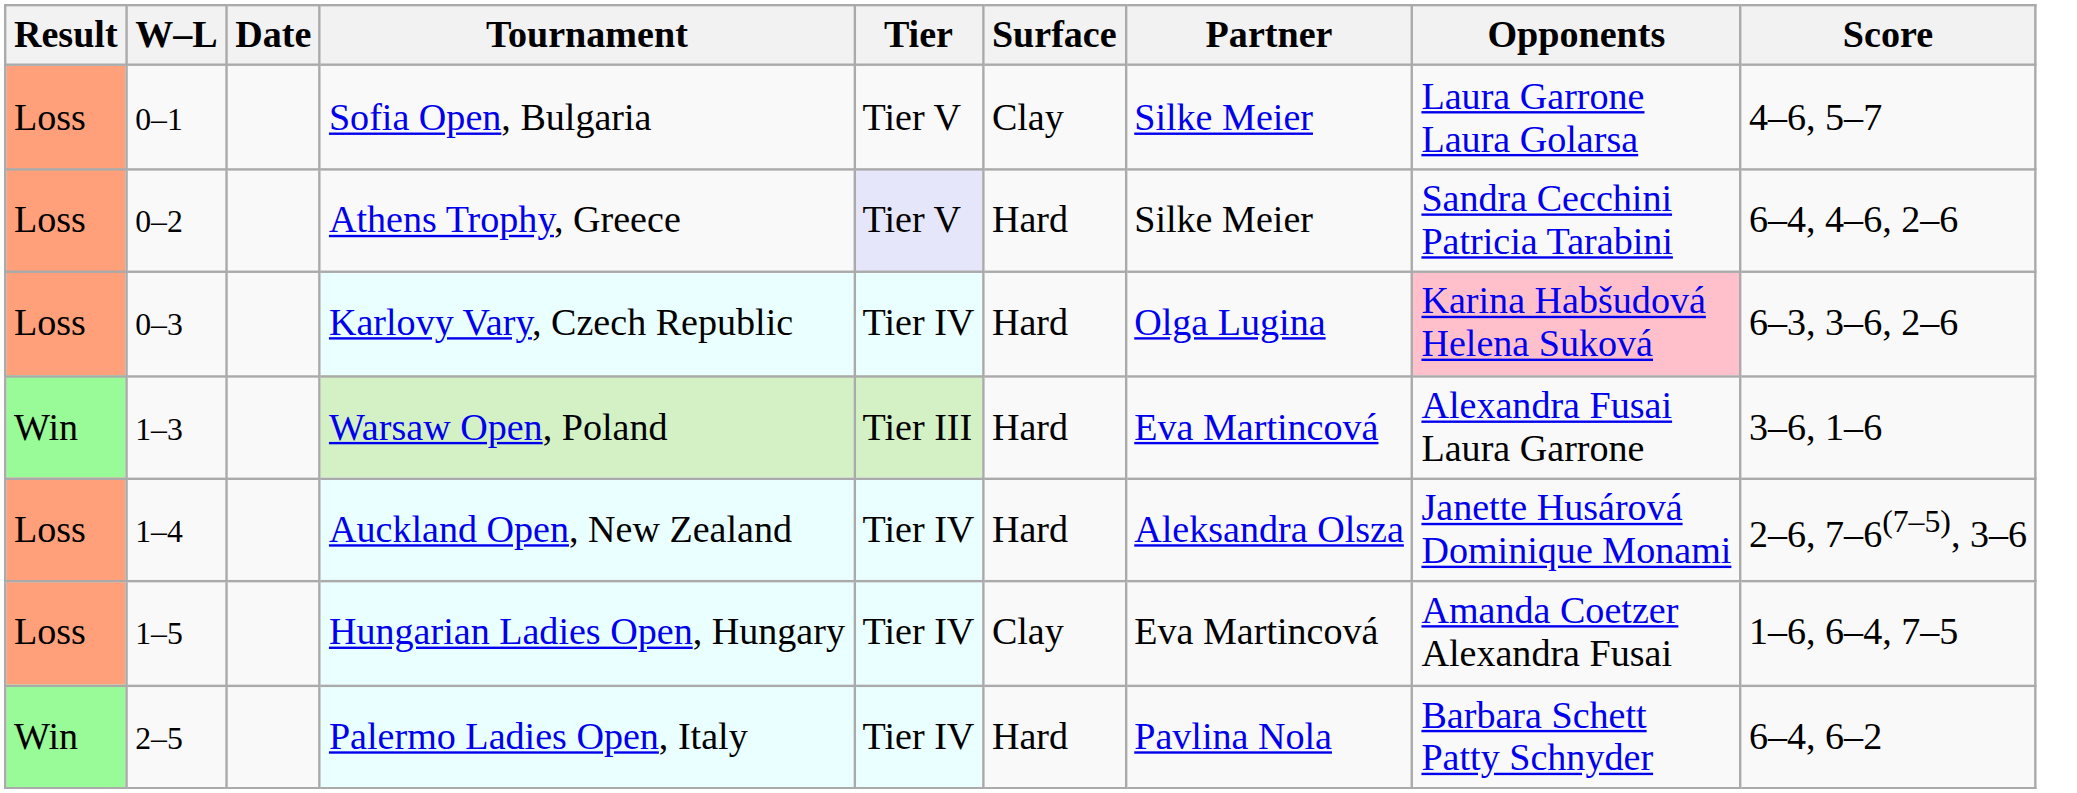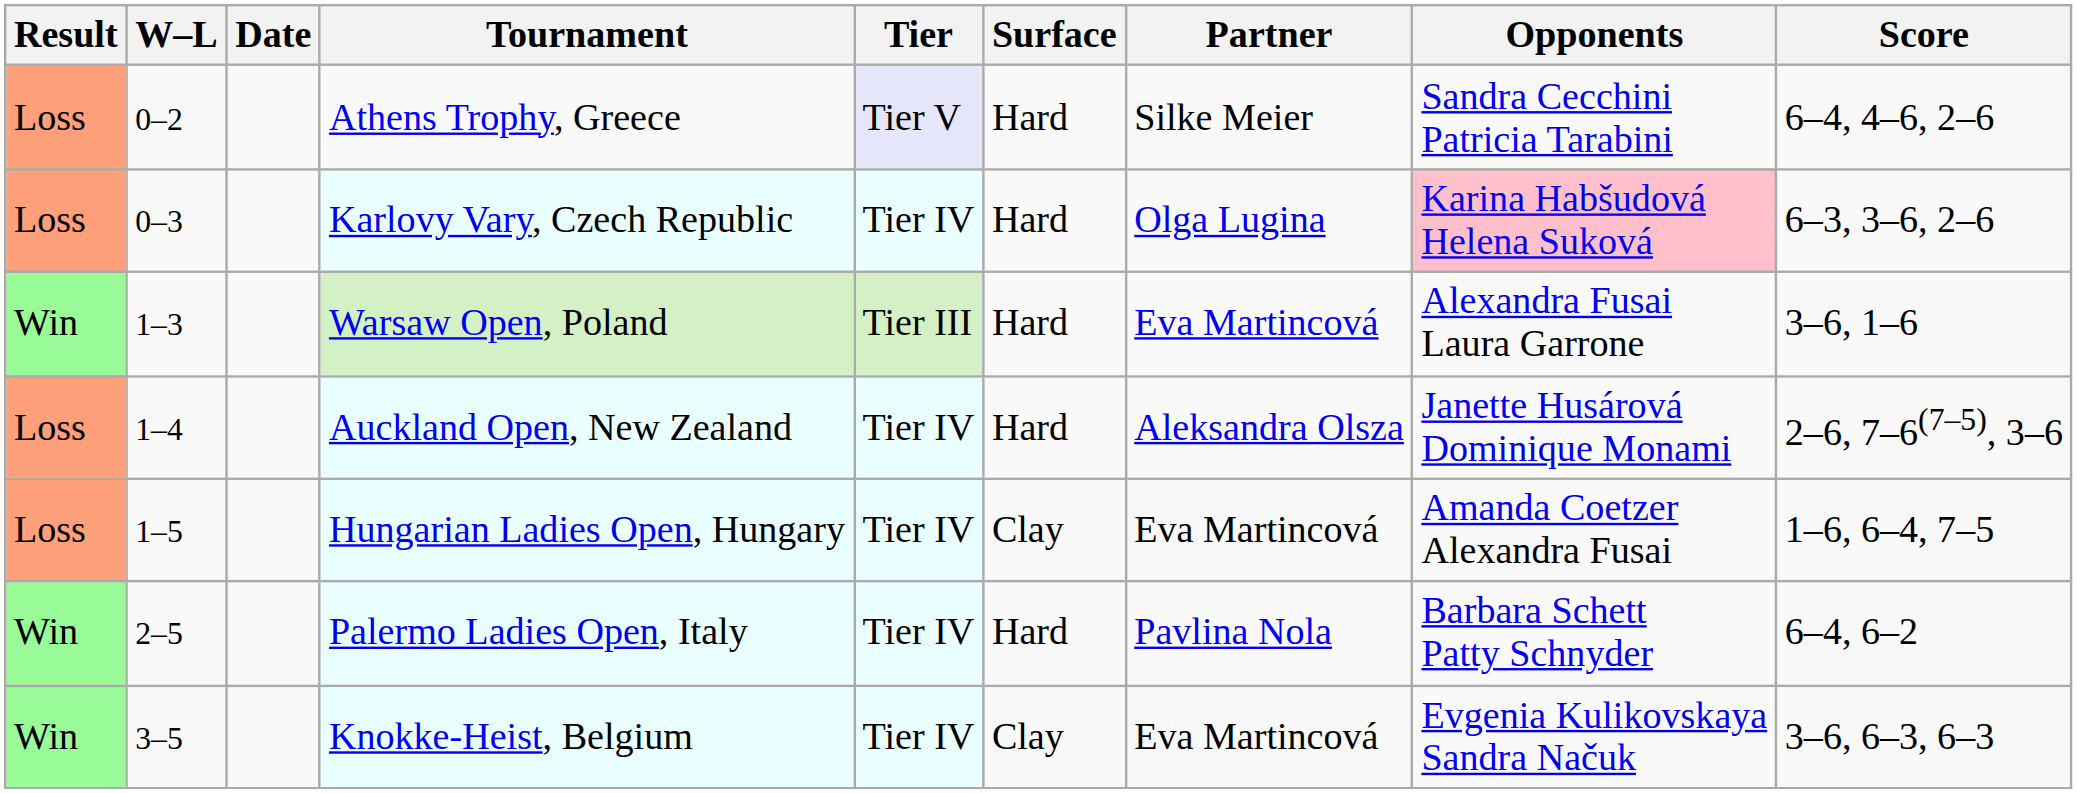- row: (490, 116)
+ row: (511, 735)
